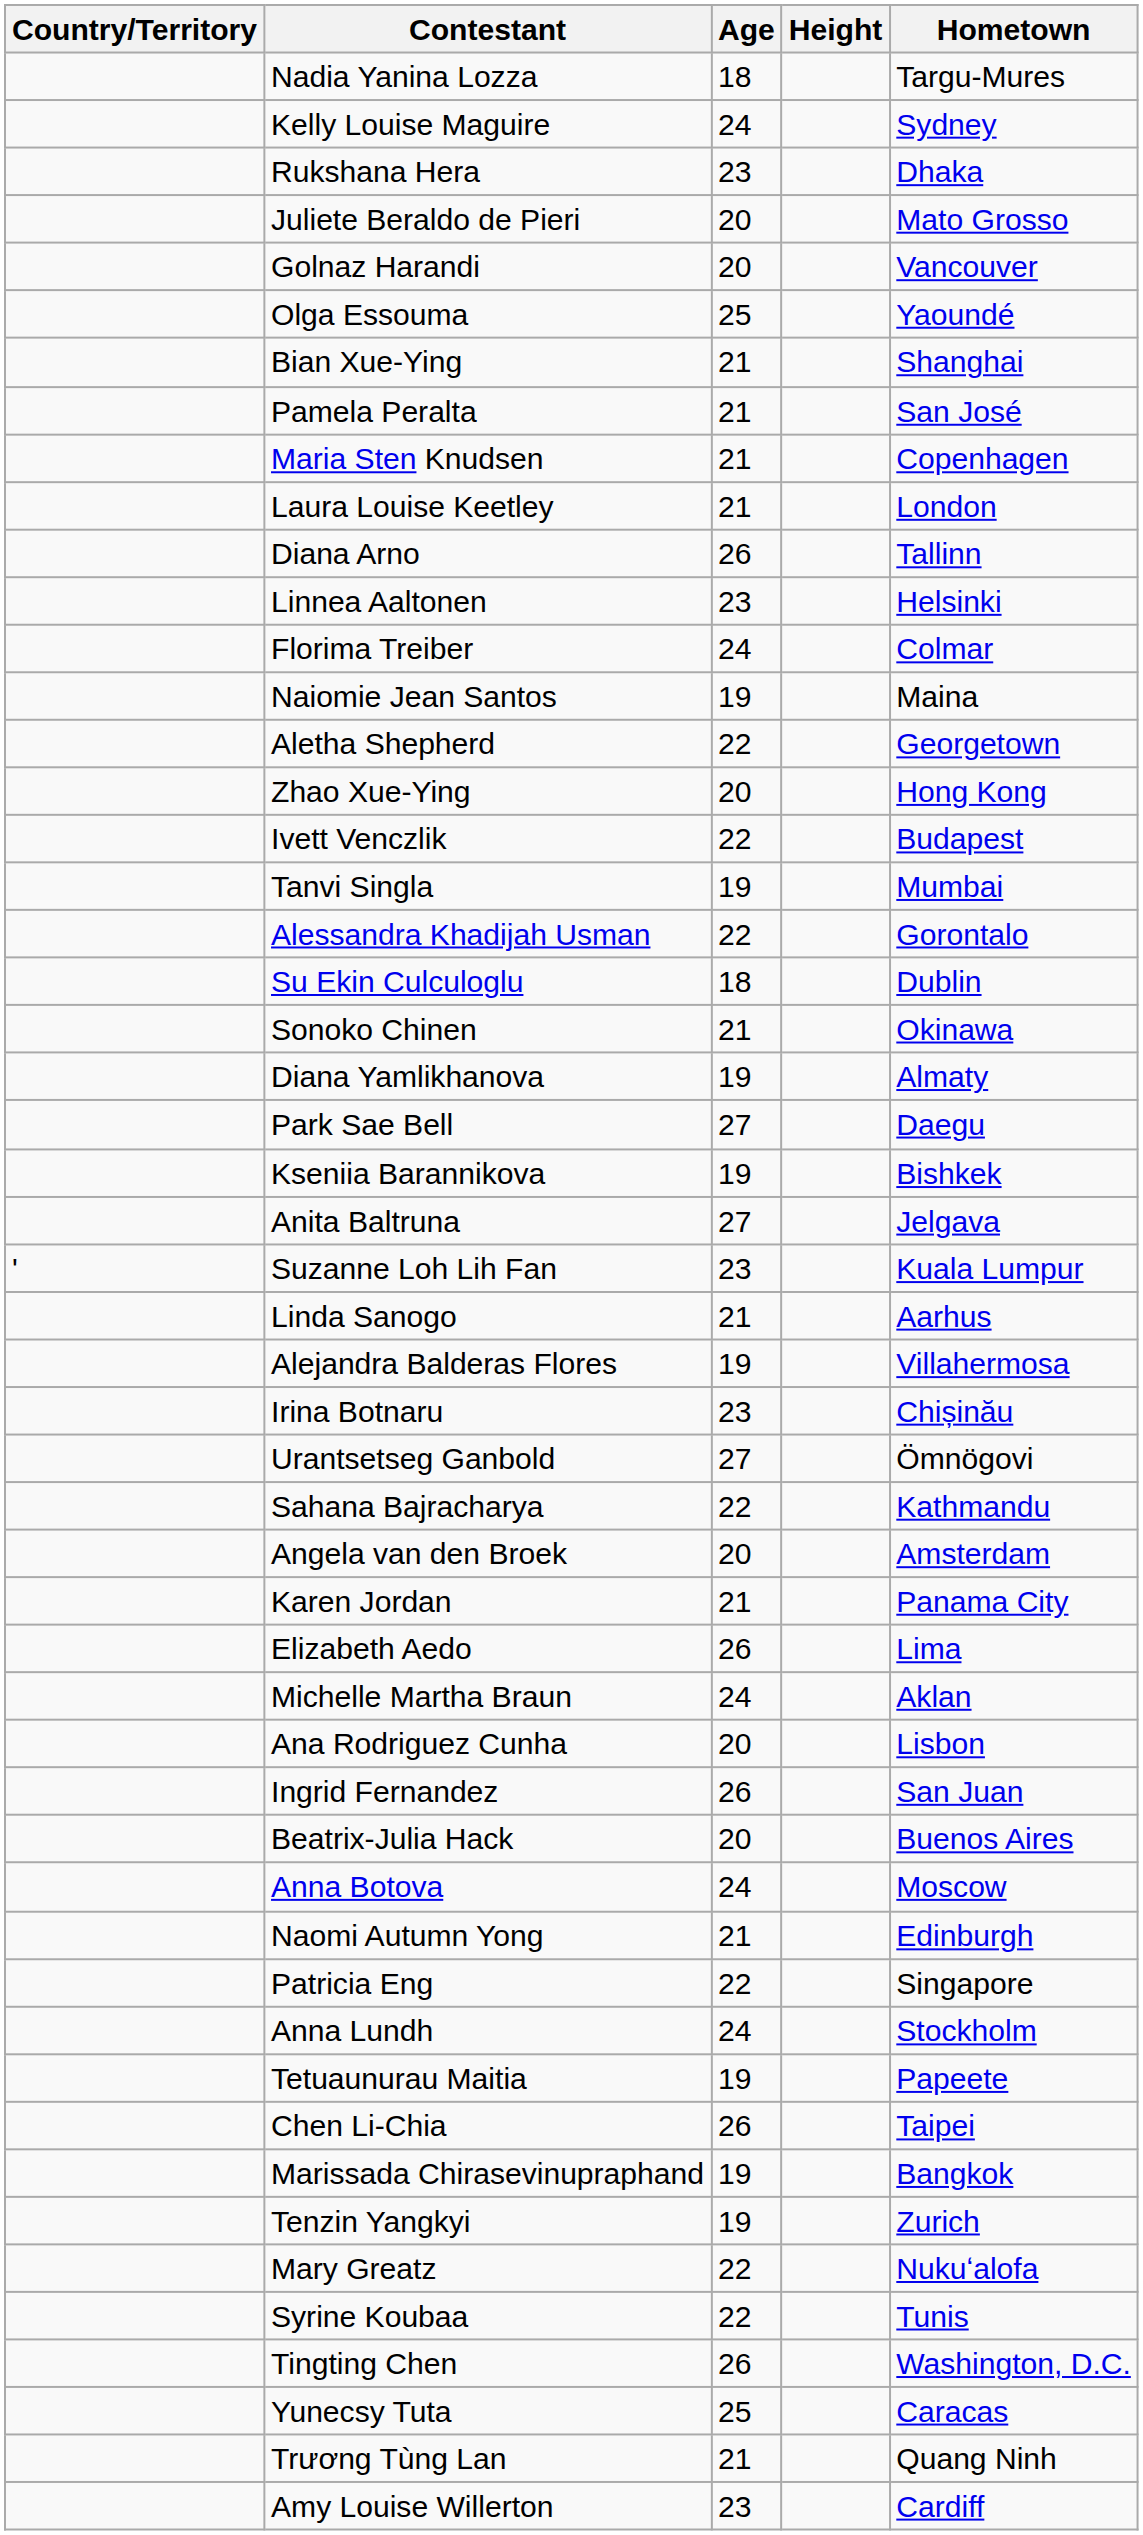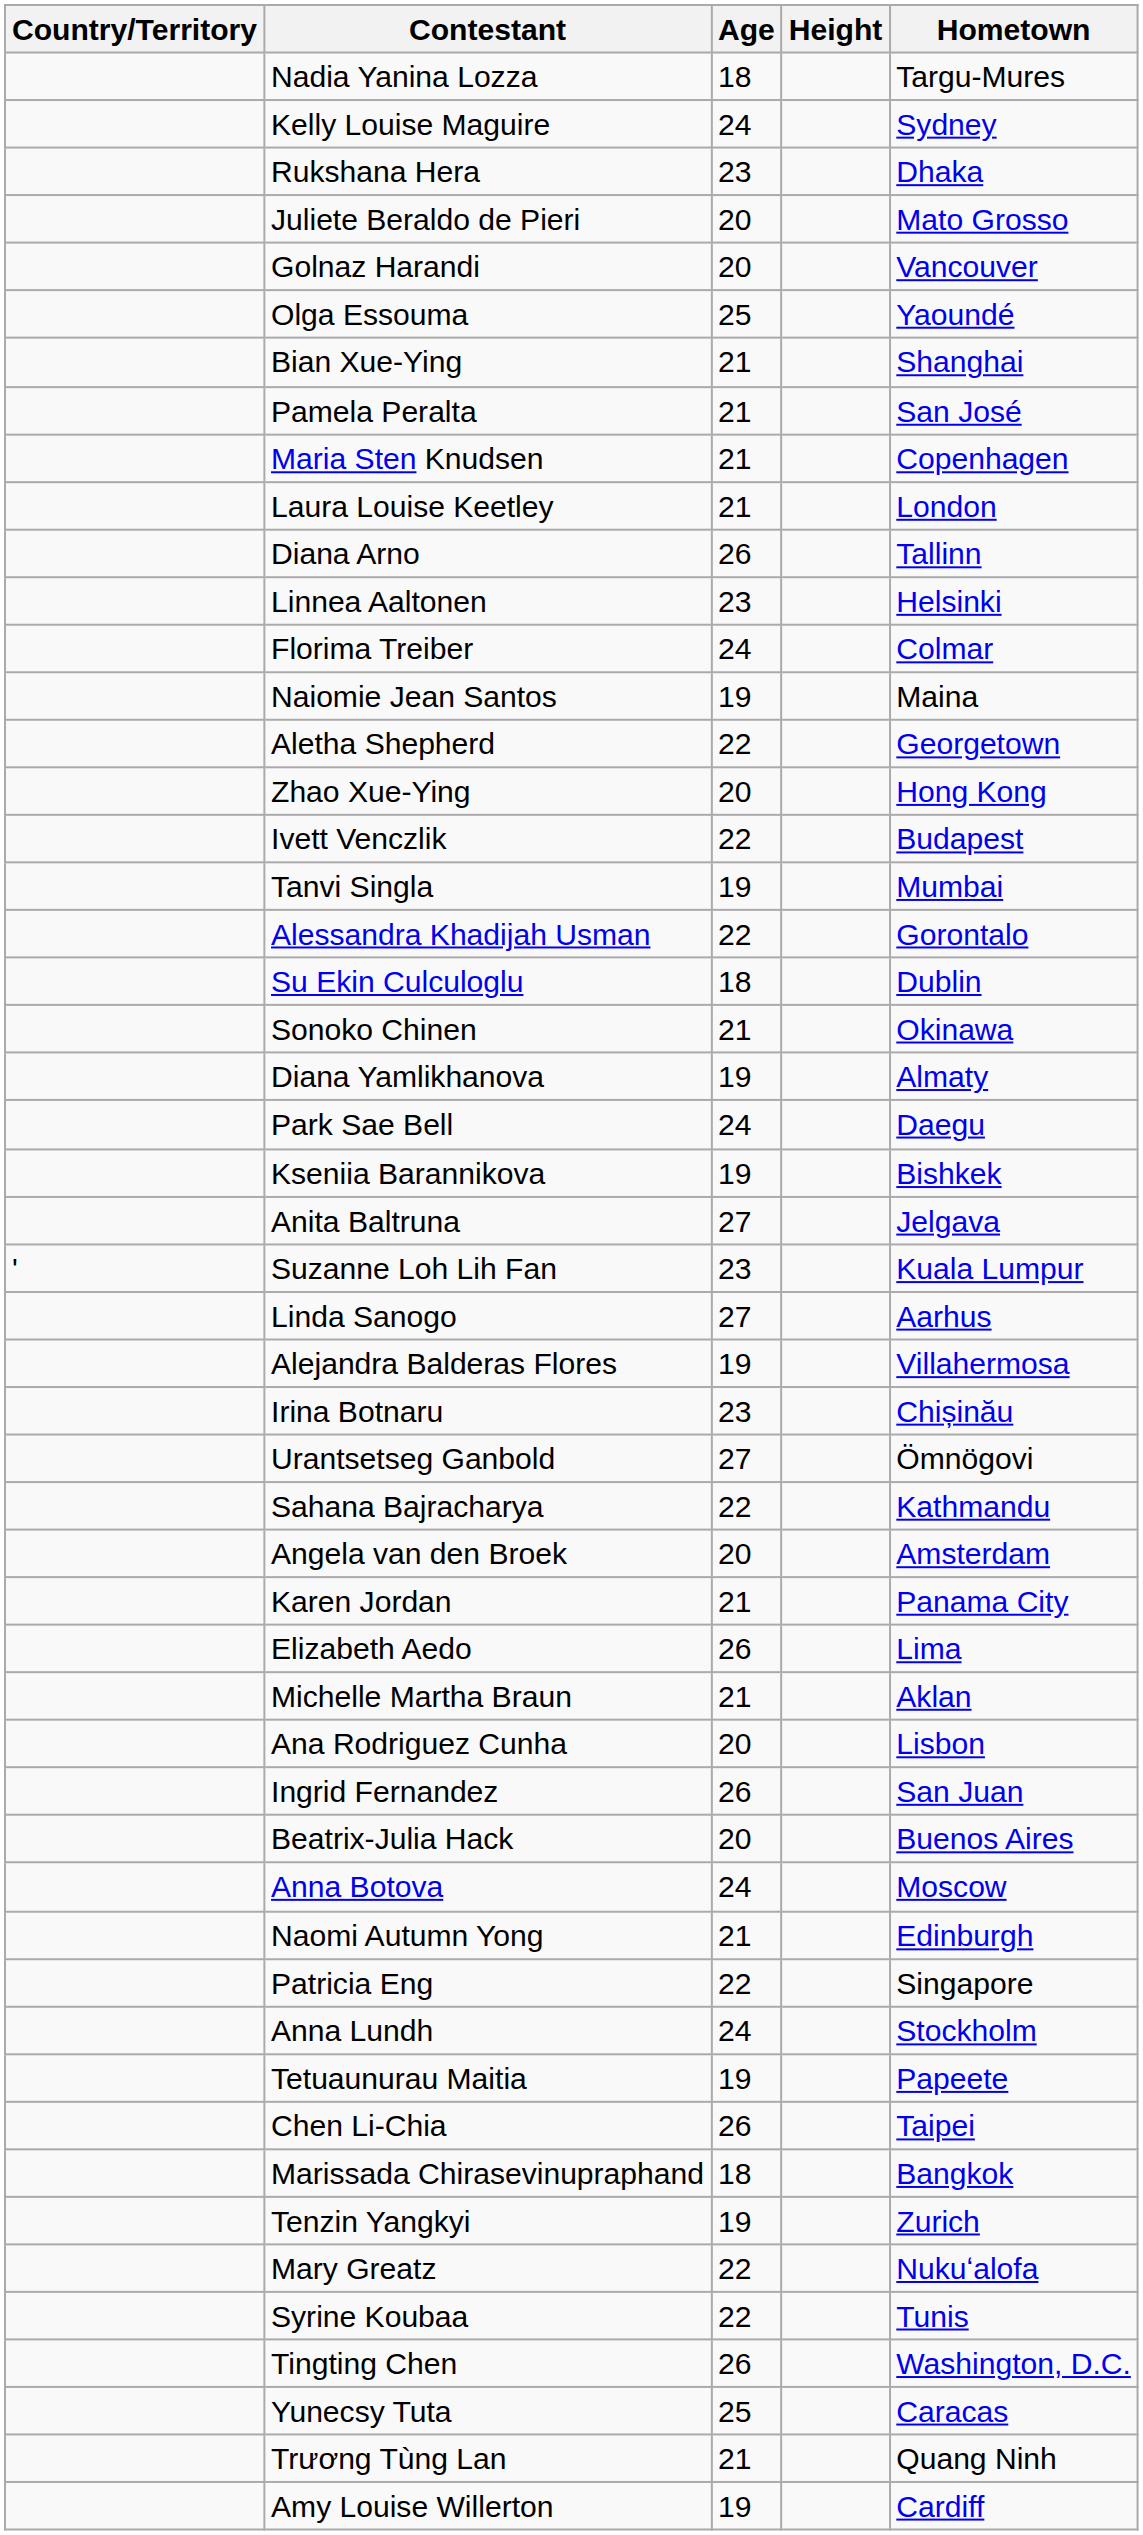(735, 1125) 27 -> (735, 1125) 24
(735, 1315) 21 -> (735, 1315) 27
(735, 1697) 24 -> (735, 1697) 21
(735, 2173) 19 -> (735, 2173) 18
(735, 2506) 23 -> (735, 2506) 19
